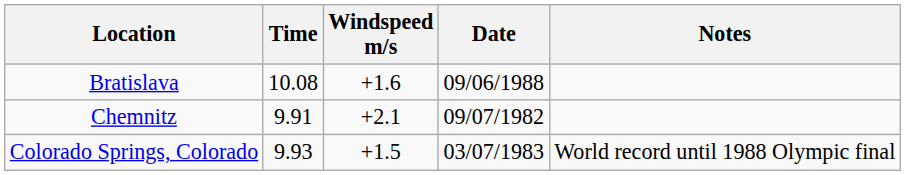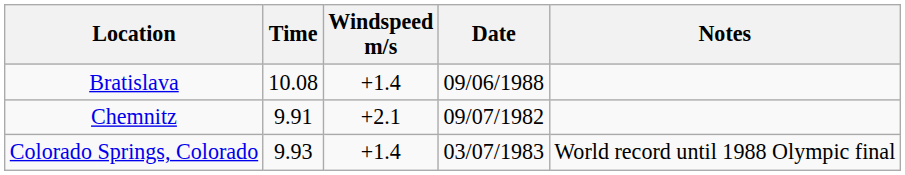(381, 81) +1.6 -> (381, 81) +1.4
(381, 151) +1.5 -> (381, 151) +1.4
